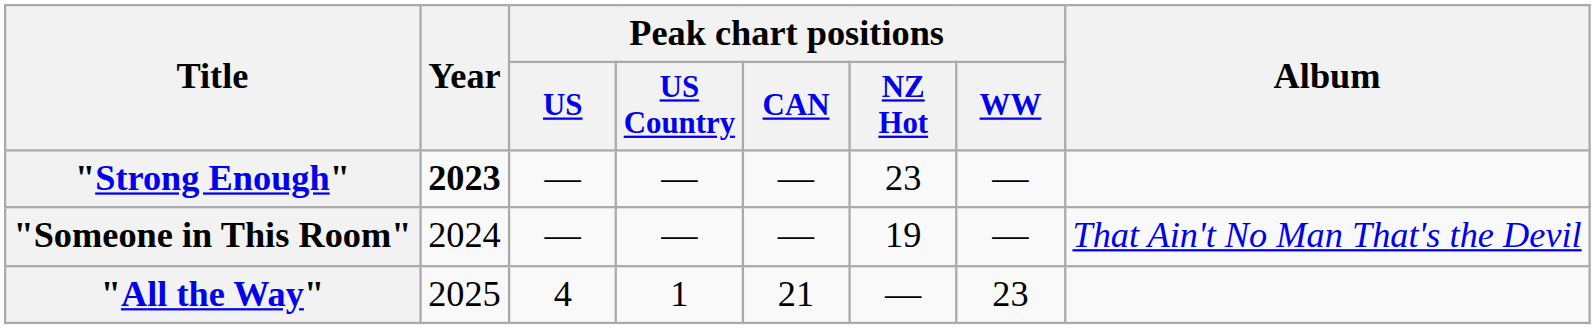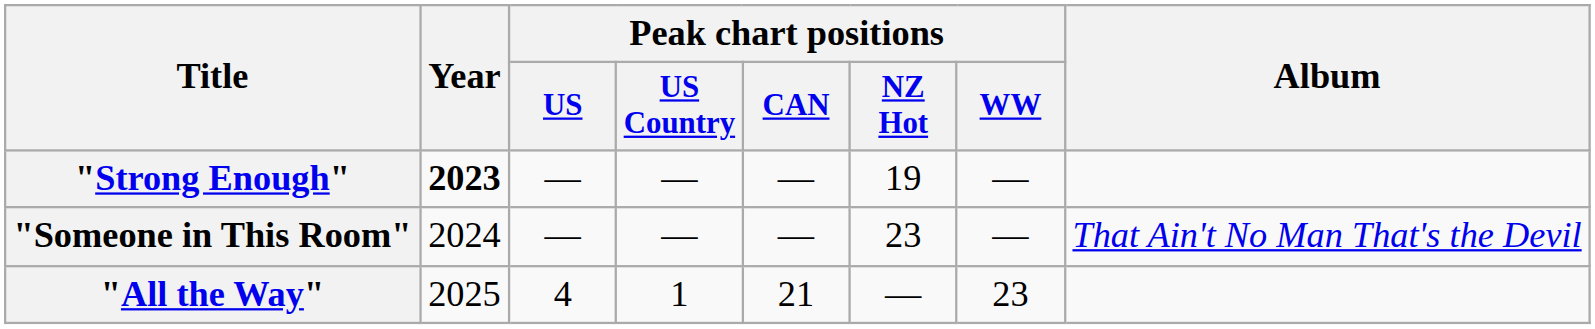(903, 178) 23 -> (903, 178) 19
(903, 235) 19 -> (903, 235) 23
